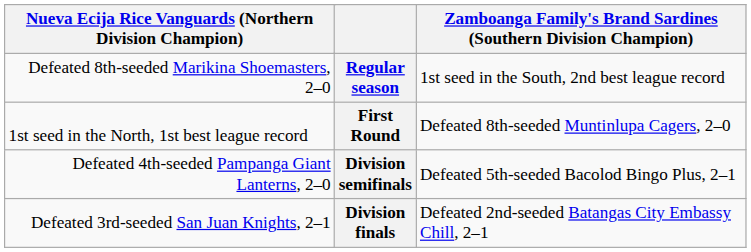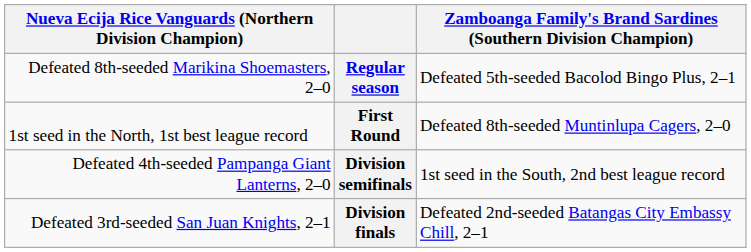(572, 77) 1st seed in the South, 2nd best league record -> (578, 77) Defeated 5th-seeded Bacolod Bingo Plus, 2–1
(578, 174) Defeated 5th-seeded Bacolod Bingo Plus, 2–1 -> (572, 174) 1st seed in the South, 2nd best league record
